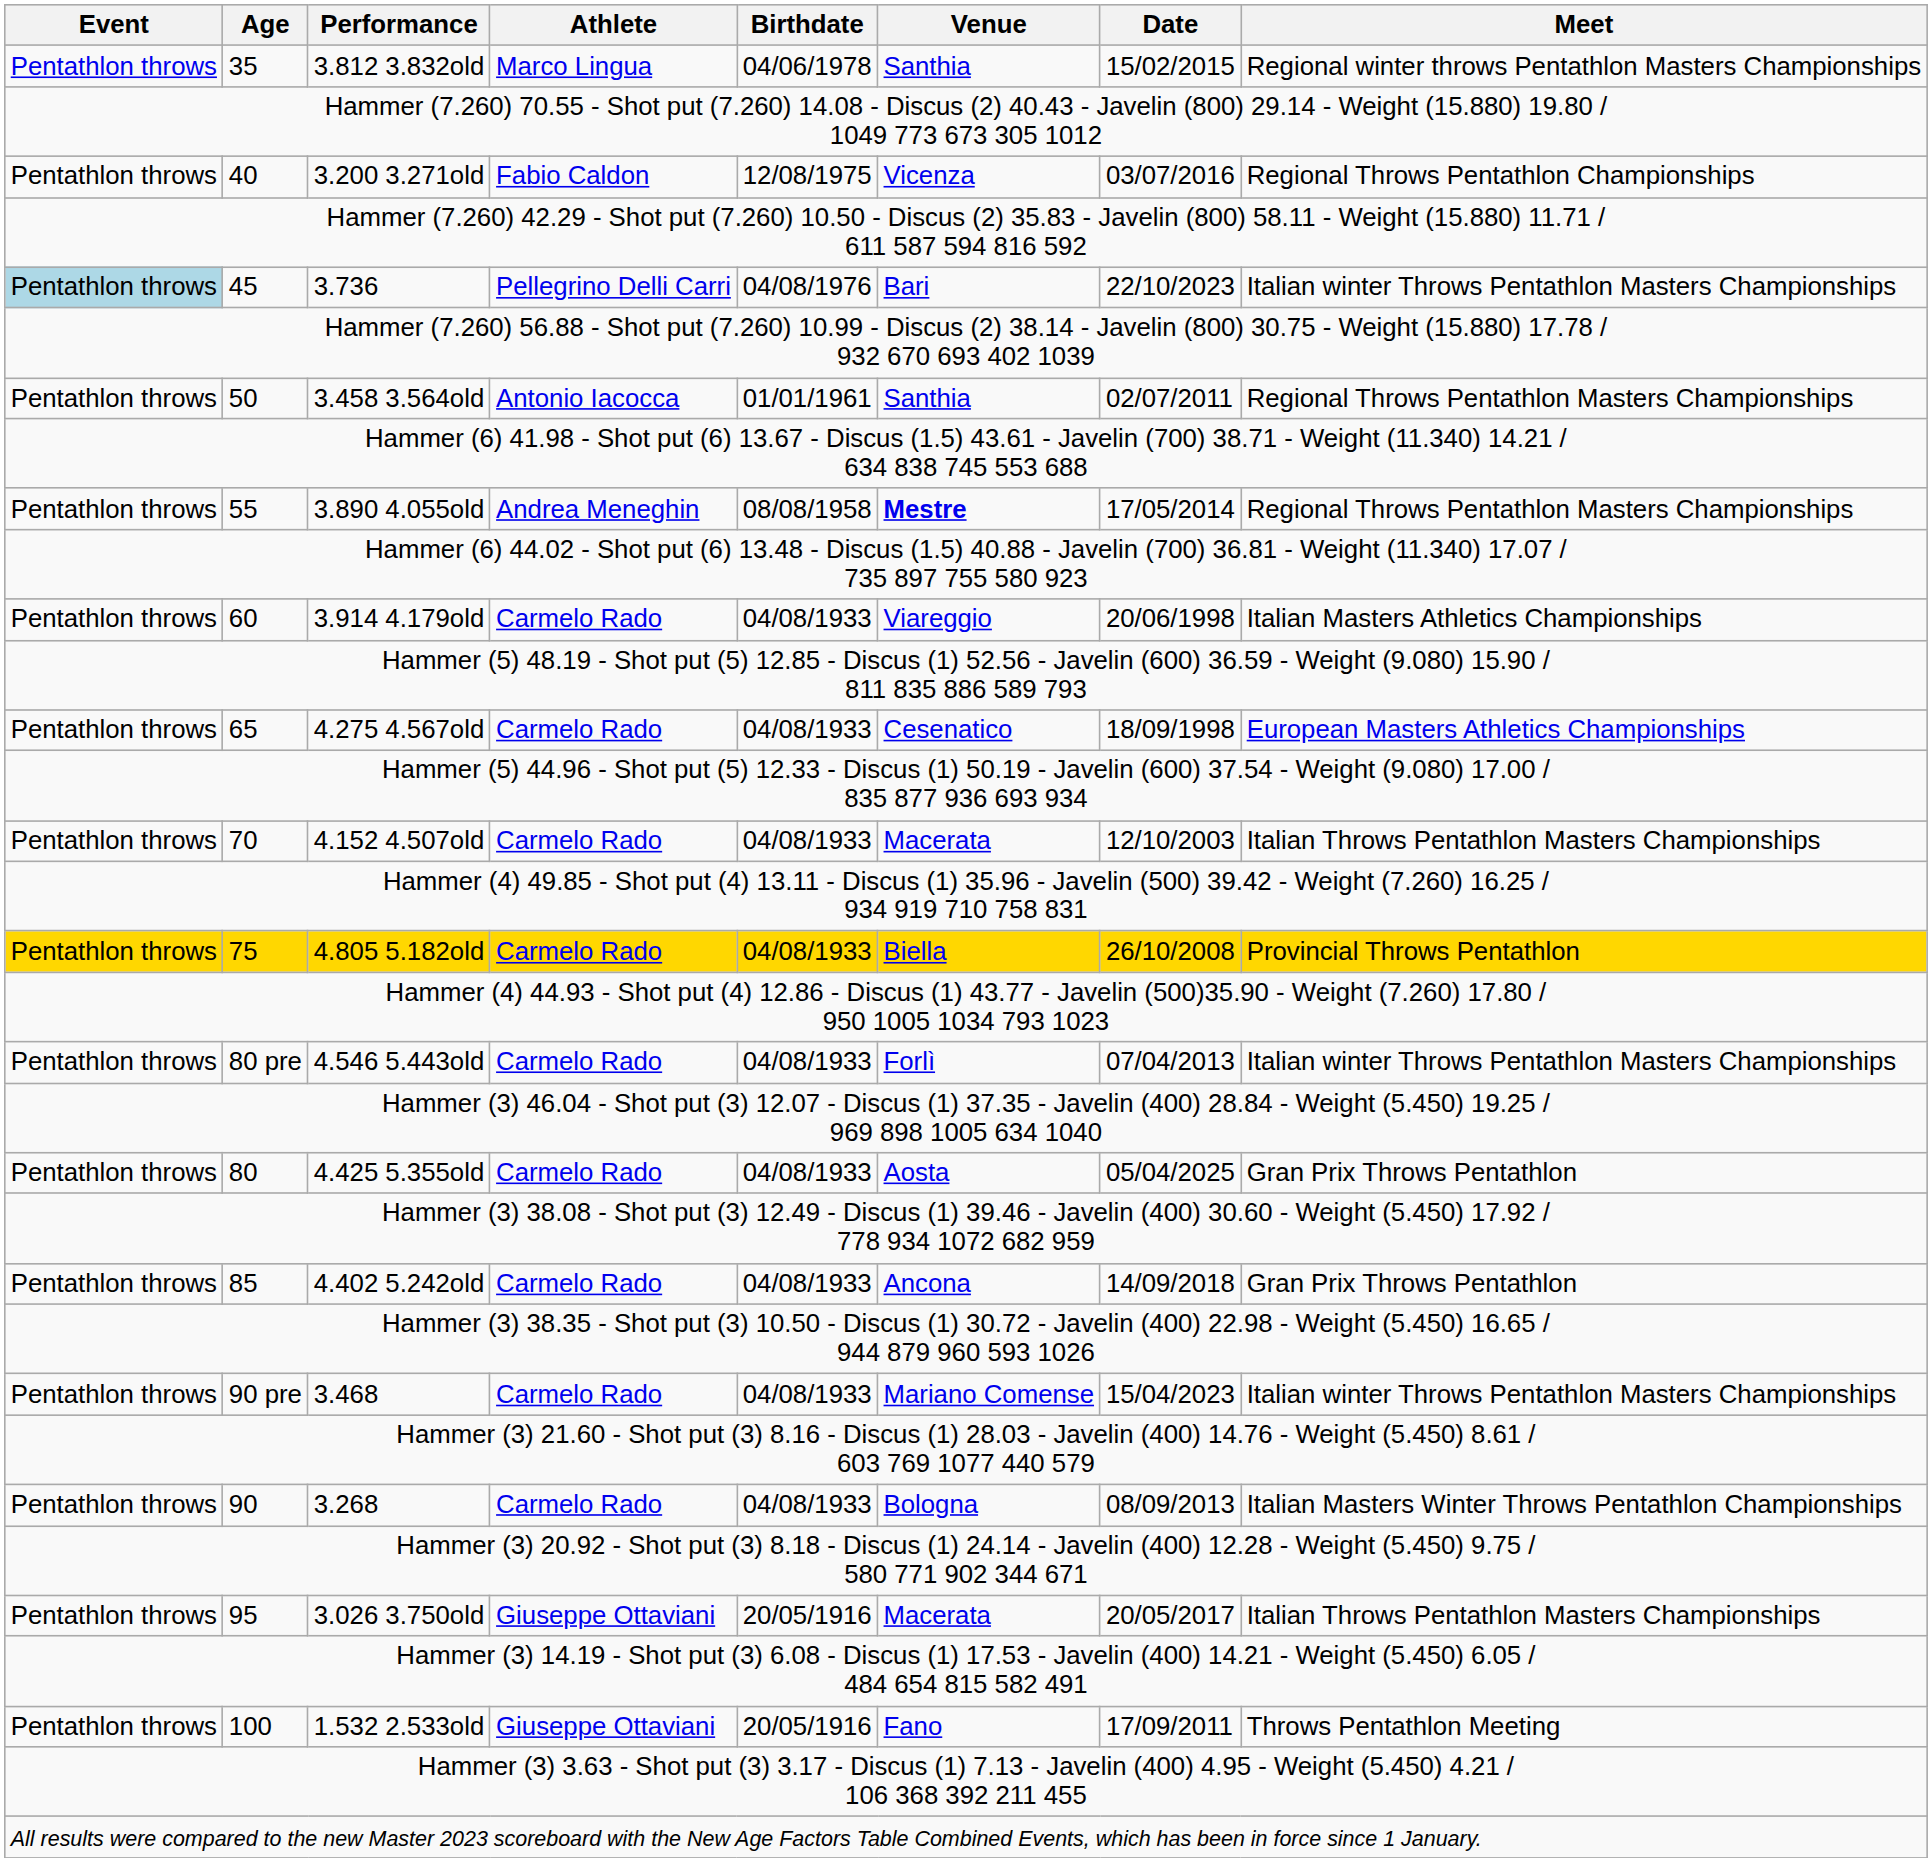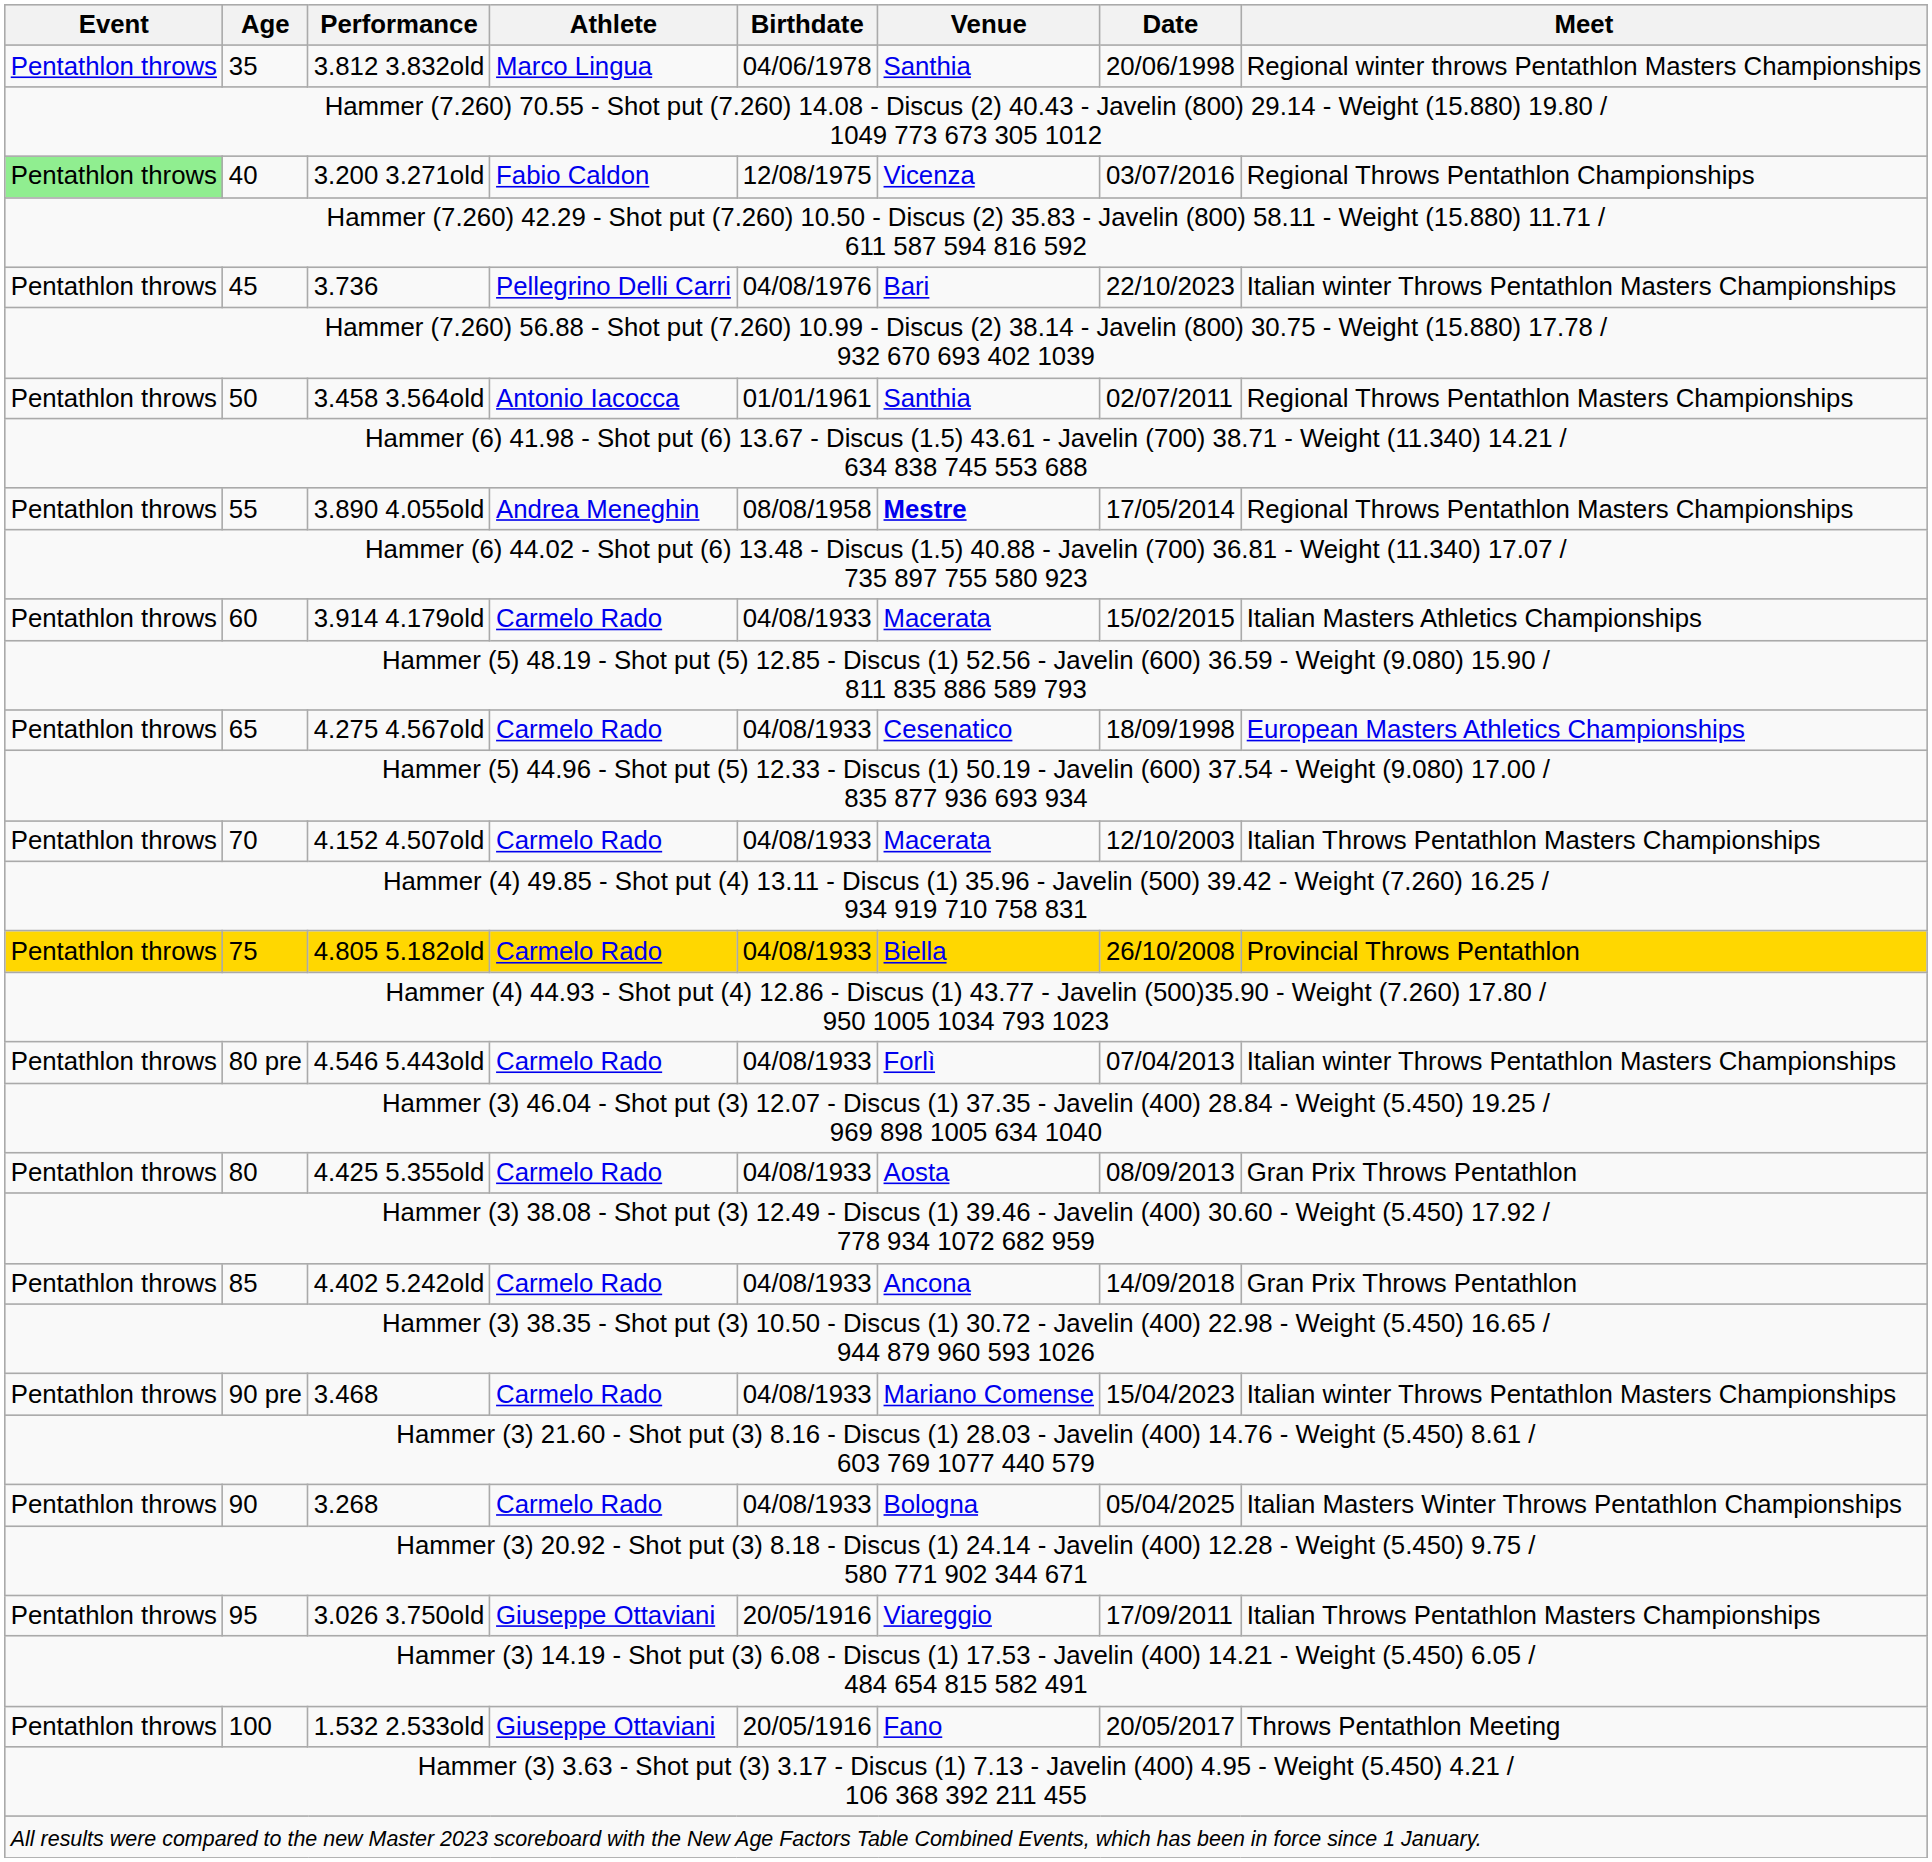(1170, 65) 15/02/2015 -> (1170, 65) 20/06/1998
(114, 176) no background -> (114, 176) lightgreen background
(114, 287) lightblue background -> (114, 287) no background
(938, 619) Viareggio -> (937, 619) Macerata
(1170, 619) 20/06/1998 -> (1170, 619) 15/02/2015
(1170, 1172) 05/04/2025 -> (1170, 1172) 08/09/2013
(1170, 1504) 08/09/2013 -> (1170, 1504) 05/04/2025
(937, 1615) Macerata -> (938, 1615) Viareggio
(1170, 1615) 20/05/2017 -> (1169, 1615) 17/09/2011
(1169, 1726) 17/09/2011 -> (1170, 1726) 20/05/2017
